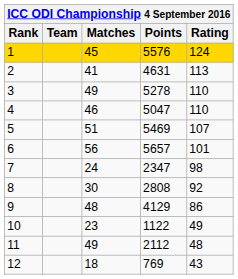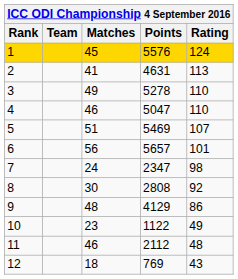(91, 245) 49 -> (91, 245) 46
